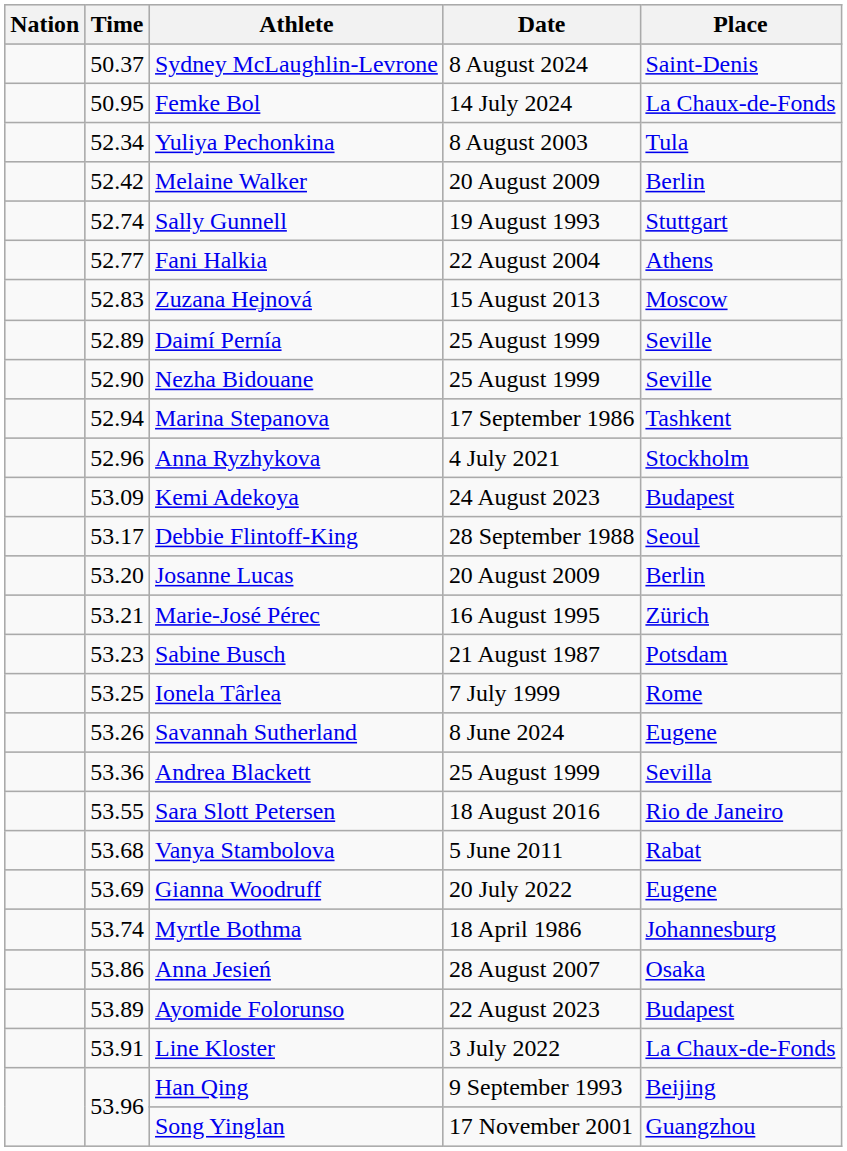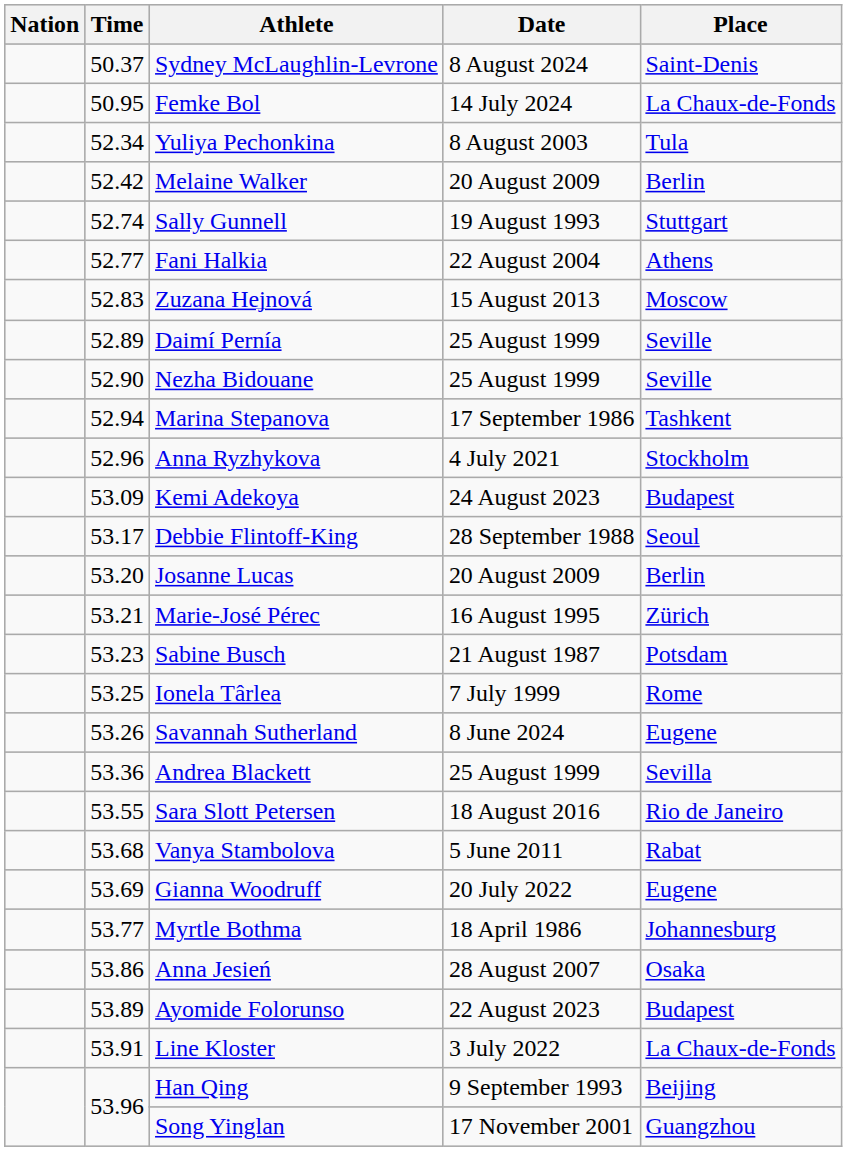(117, 929) 53.74 -> (117, 929) 53.77
